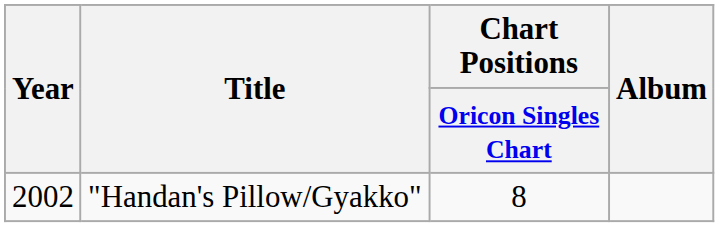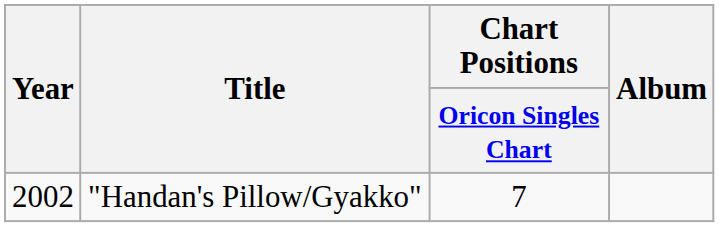(519, 196) 8 -> (519, 196) 7
